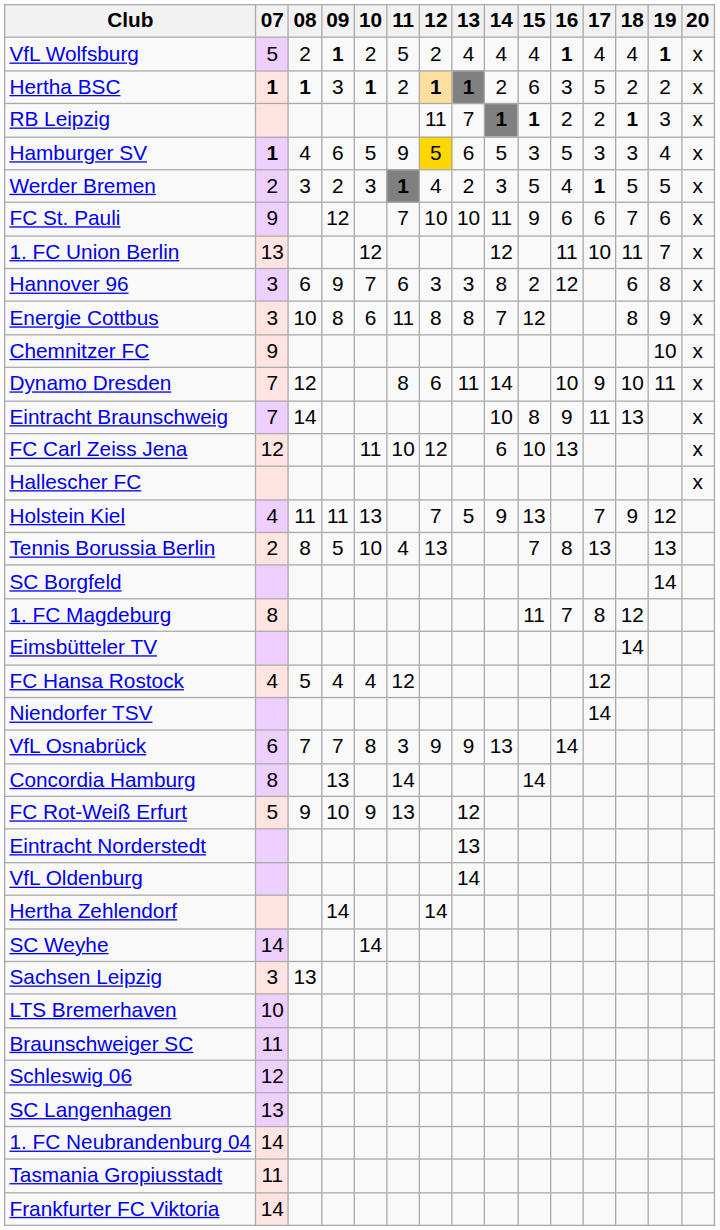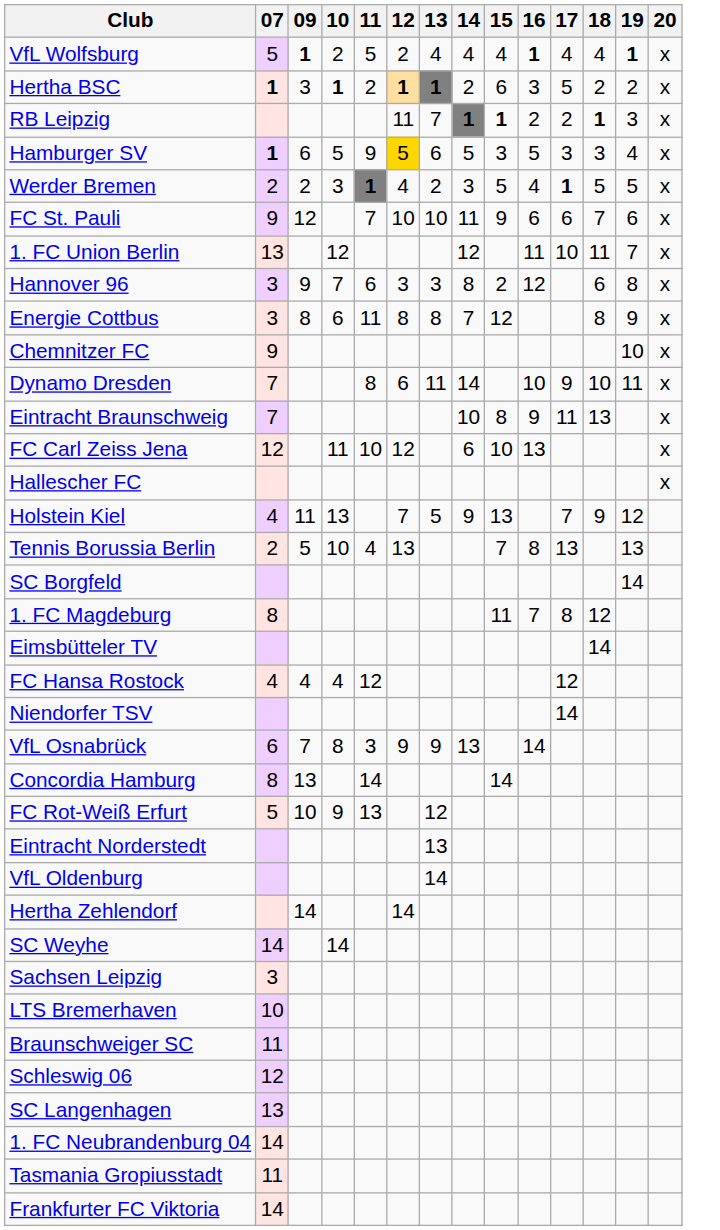- column: (305, 20)
